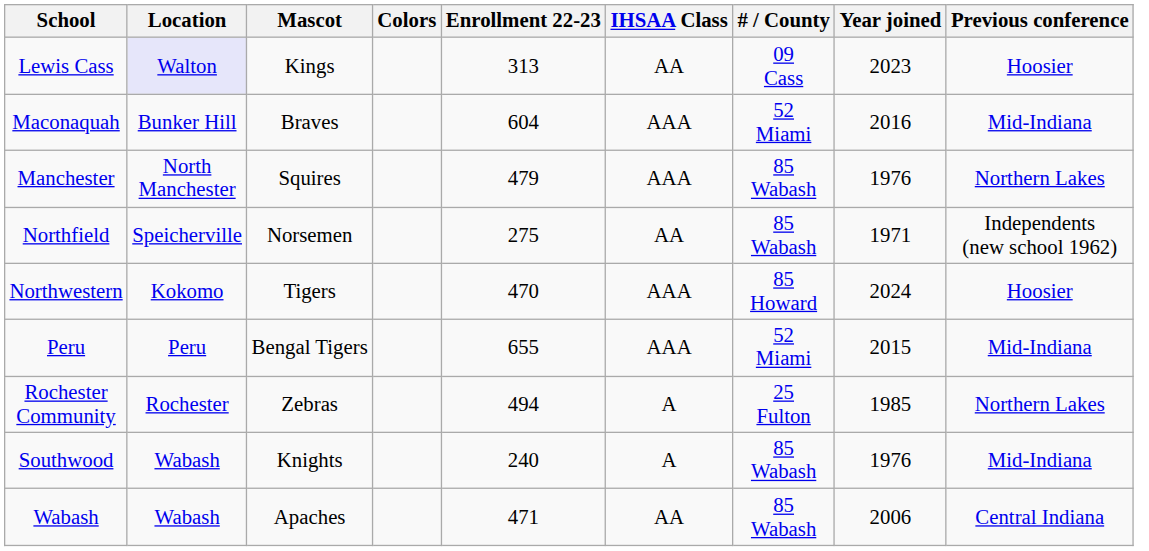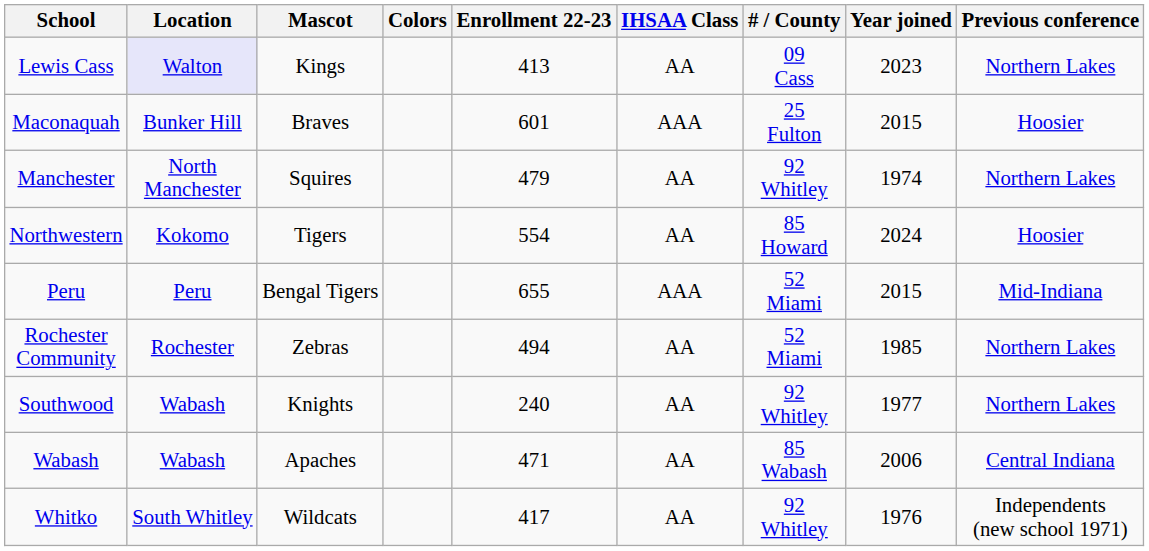(523, 65) 313 -> (534, 65) 413
(1040, 65) Hoosier -> (1050, 65) Northern Lakes
(523, 122) 604 -> (534, 122) 601
(784, 122) 52 Miami -> (794, 122) 25 Fulton
(890, 122) 2016 -> (901, 122) 2015
(1040, 122) Mid-Indiana -> (1050, 122) Hoosier
(669, 178) AAA -> (680, 178) AA
(784, 178) 85 Wabash -> (794, 178) 92 Whitley
(890, 178) 1976 -> (901, 178) 1974
- row: (66, 234)
(523, 291) 470 -> (534, 234) 554
(669, 291) AAA -> (680, 234) AA
(669, 404) A -> (680, 347) AA
(784, 404) 25 Fulton -> (794, 347) 52 Miami
(669, 460) A -> (680, 404) AA
(784, 460) 85 Wabash -> (794, 404) 92 Whitley
(890, 460) 1976 -> (901, 404) 1977
(1040, 460) Mid-Indiana -> (1050, 404) Northern Lakes
+ row: (66, 516)
